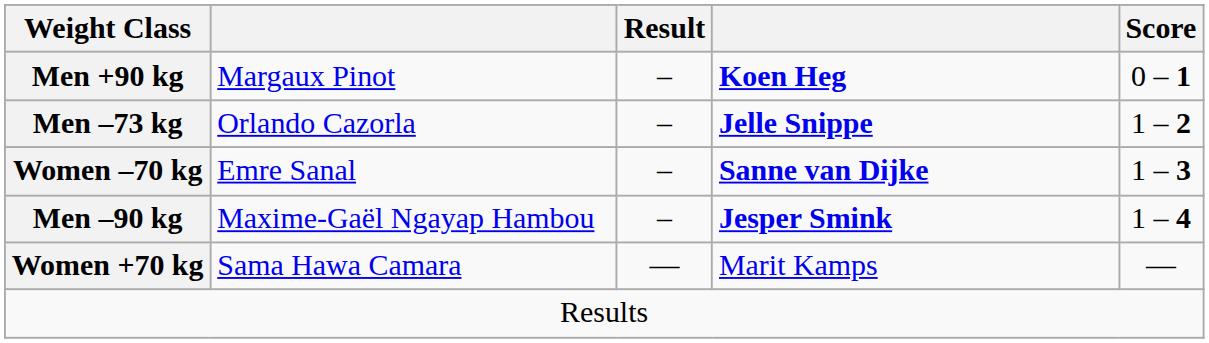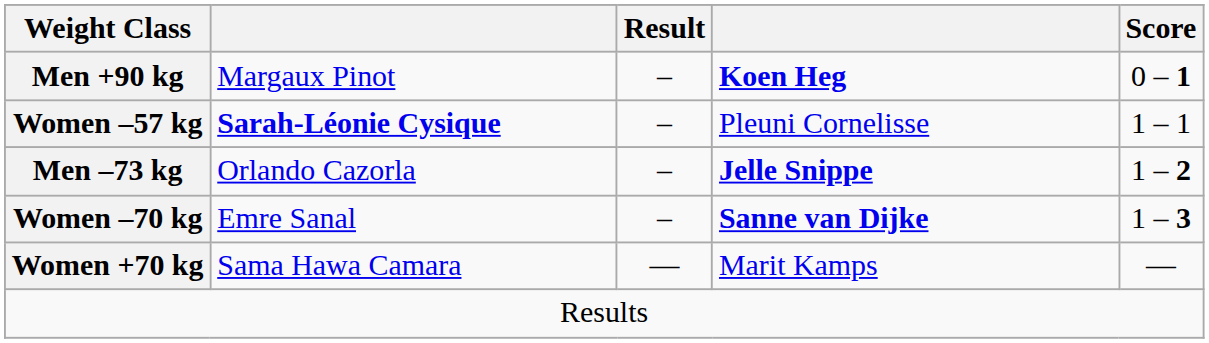+ row: (108, 123)
- row: (108, 218)
